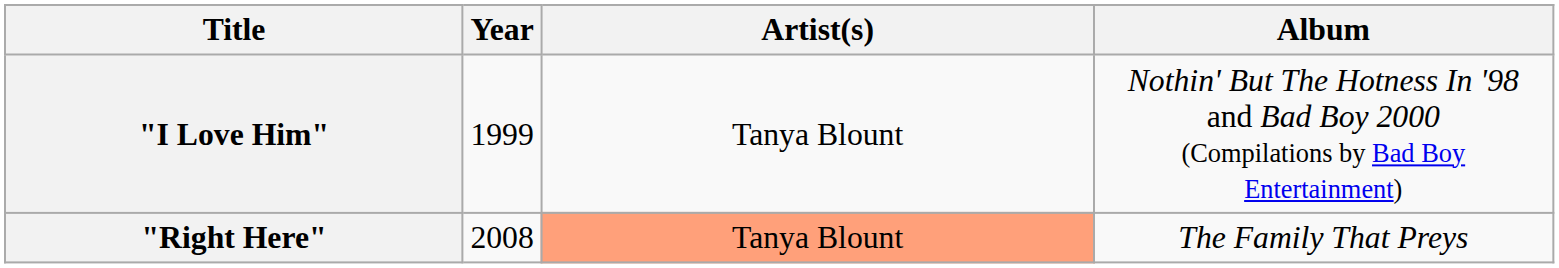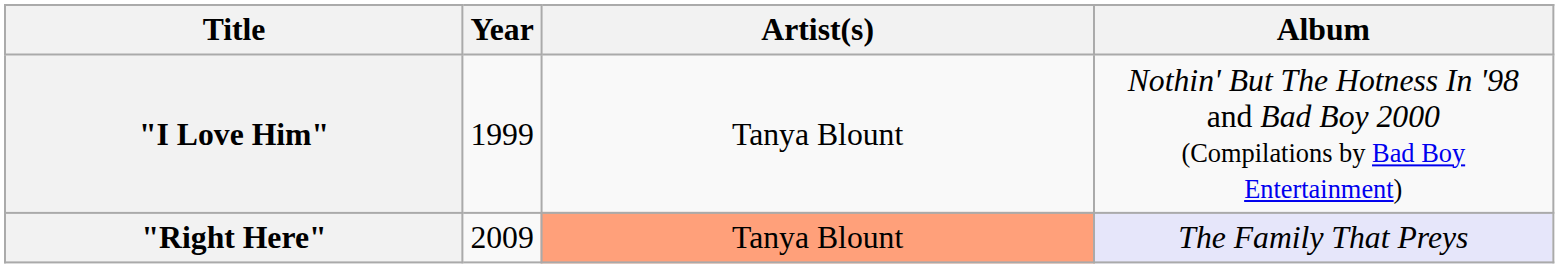(502, 237) 2008 -> (502, 237) 2009
(1323, 237) no background -> (1323, 237) lavender background
